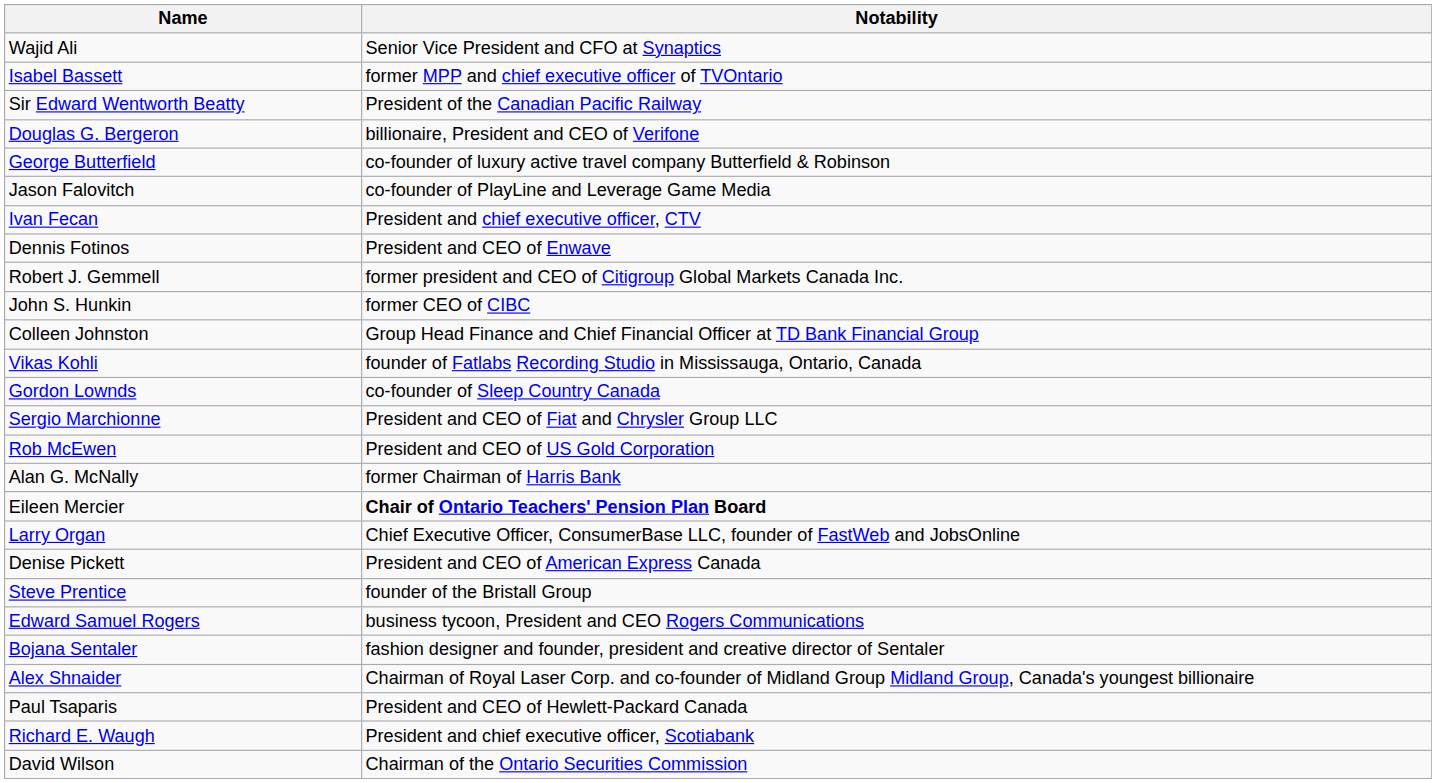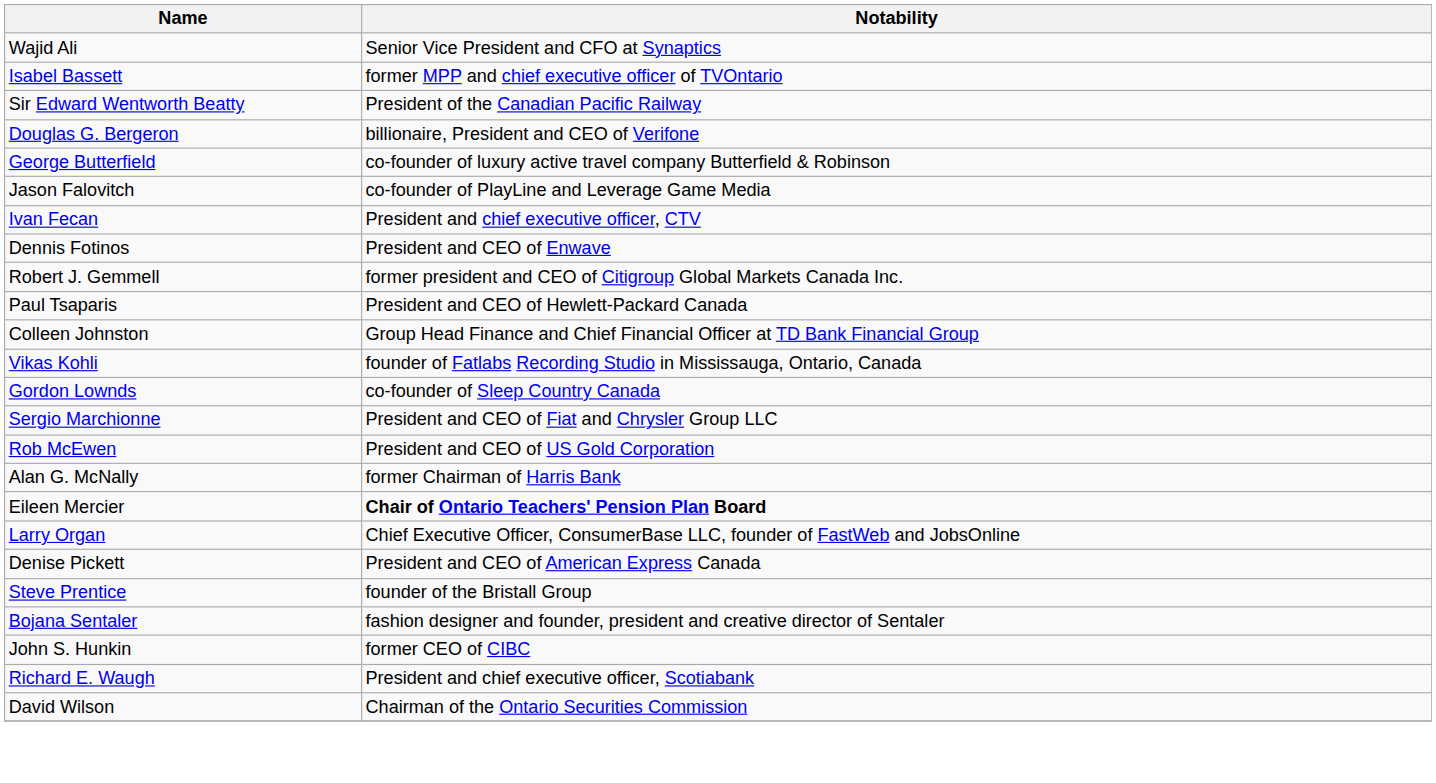rows swapped: (70, 305) <-> (63, 707)
- row: (104, 620)
- row: (65, 678)
